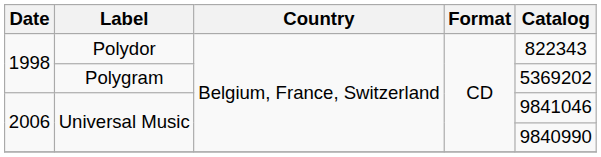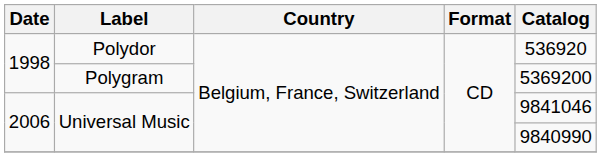(556, 48) 822343 -> (556, 48) 536920
(556, 78) 5369202 -> (556, 78) 5369200
